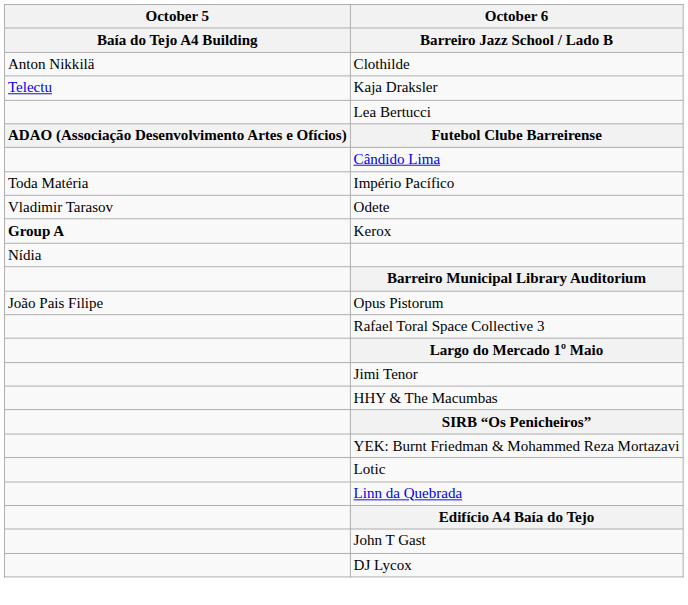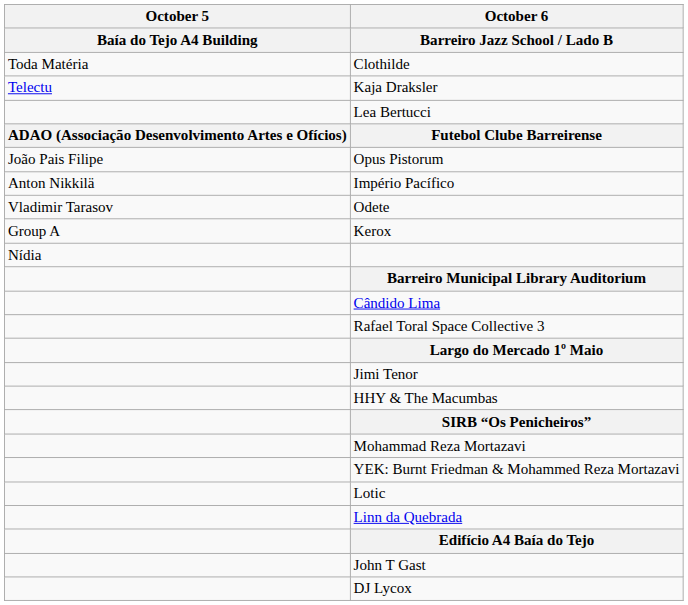(51, 64) Anton Nikkilä -> (48, 64) Toda Matéria
rows swapped: (399, 302) <-> (397, 159)
(48, 183) Toda Matéria -> (51, 183) Anton Nikkilä
(36, 231) bold -> (34, 231) normal
+ row: (440, 445)
